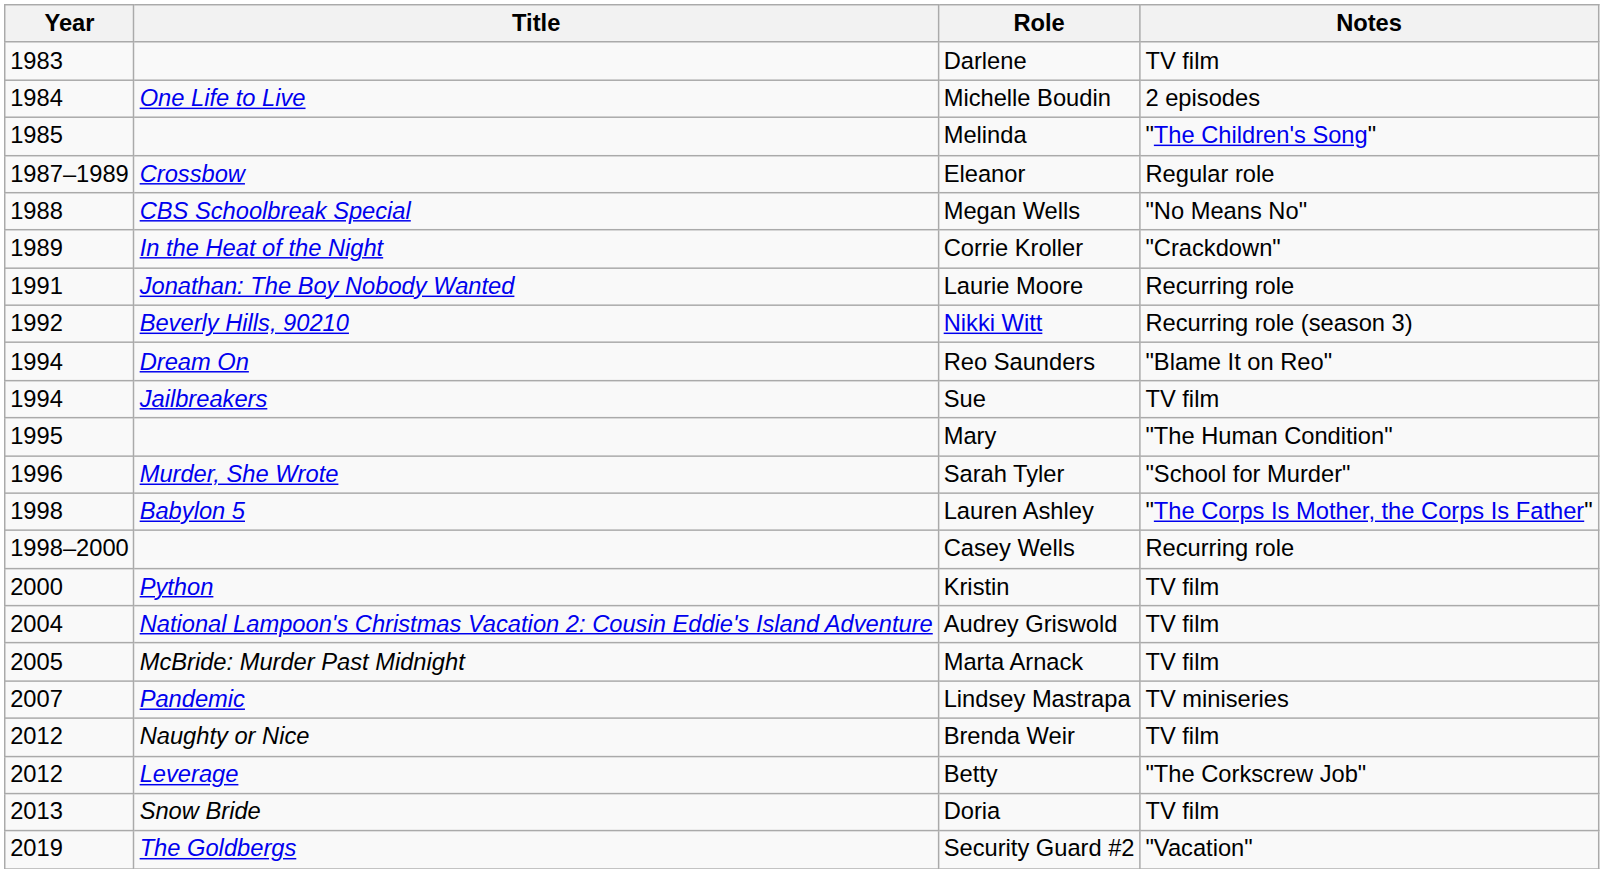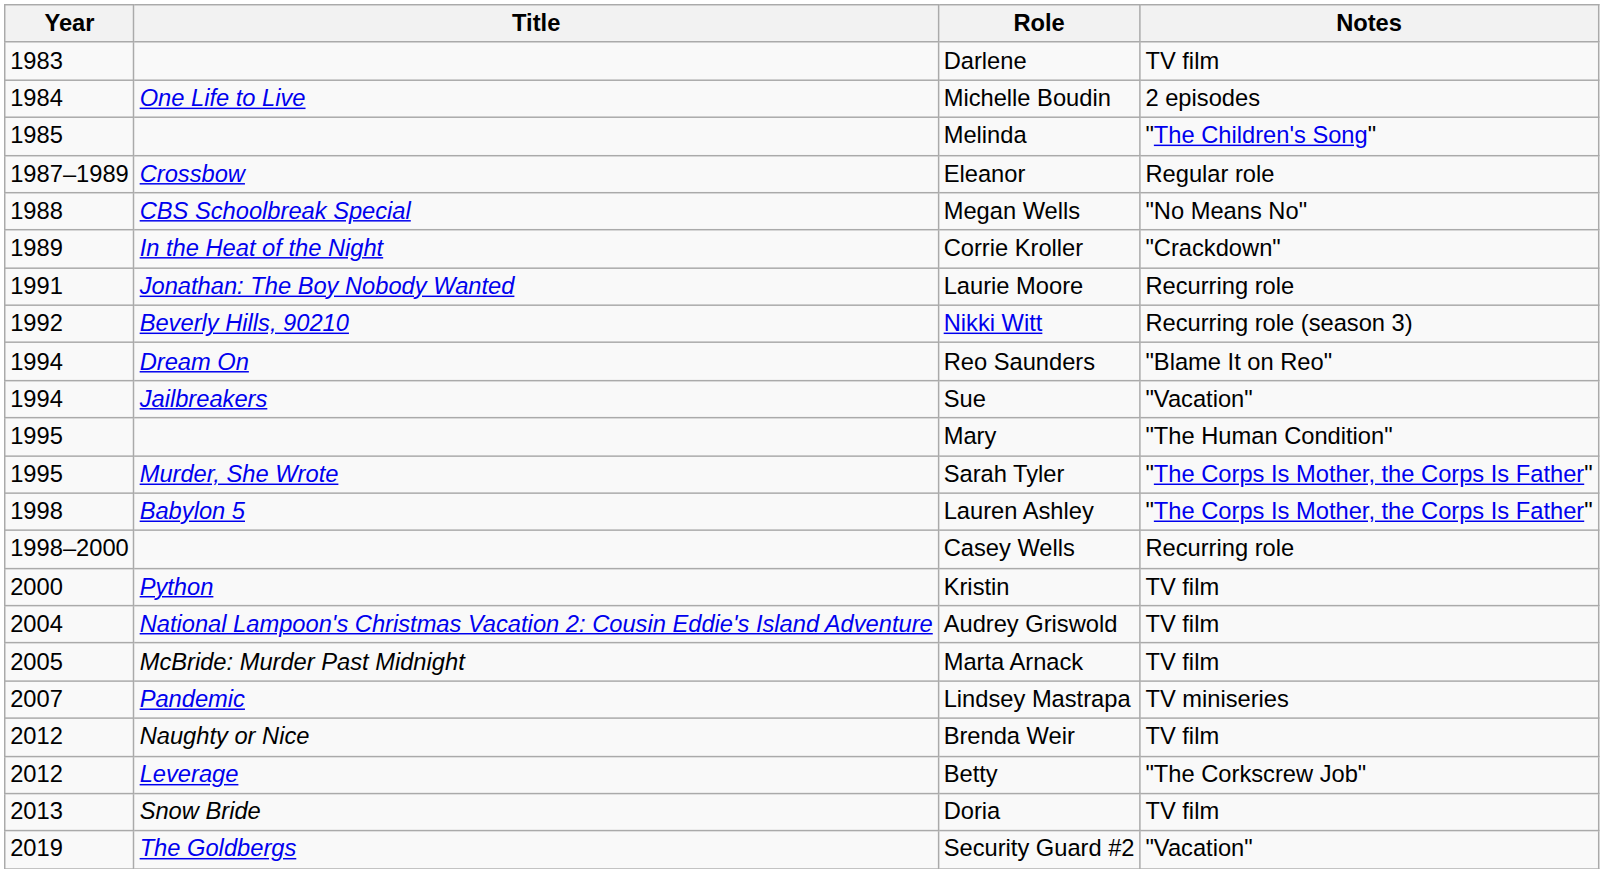(1182, 398) TV film -> (1199, 398) "Vacation"
(37, 473) 1996 -> (37, 473) 1995
(1248, 473) "School for Murder" -> (1369, 473) "The Corps Is Mother, the Corps Is Father"
